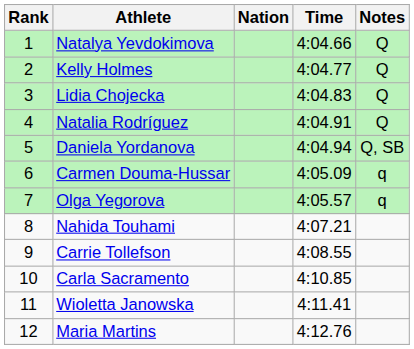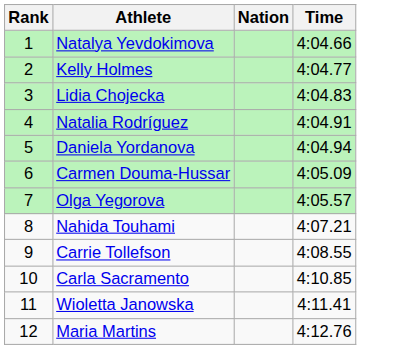- column: (382, 17)
